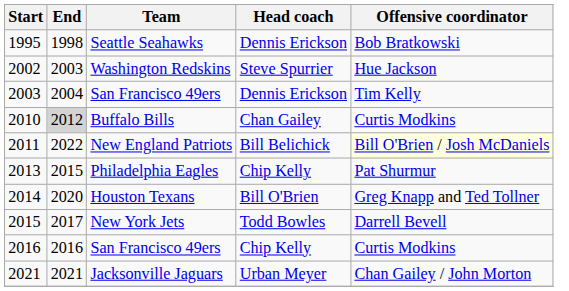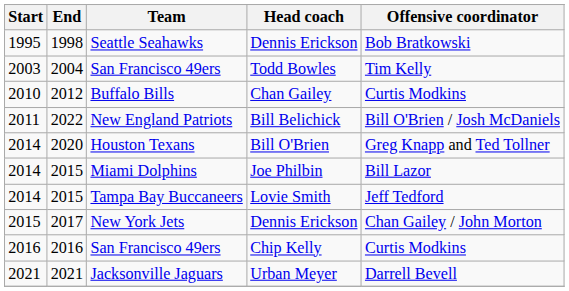- row: (24, 68)
(293, 94) Dennis Erickson -> (293, 68) Todd Bowles
(67, 119) lightgrey background -> (67, 94) no background
(452, 145) lightyellow background -> (462, 119) no background
- row: (24, 171)
+ row: (24, 171)
+ row: (24, 196)
(282, 222) Todd Bowles -> (304, 222) Dennis Erickson
(400, 222) Darrell Bevell -> (453, 222) Chan Gailey / John Morton
(443, 273) Chan Gailey / John Morton -> (411, 273) Darrell Bevell
